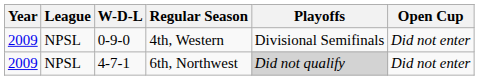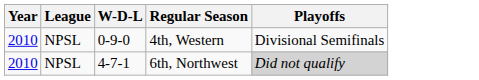- column: (431, 16)
(23, 39) 2009 -> (23, 39) 2010
(23, 63) 2009 -> (23, 63) 2010
